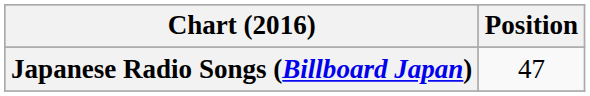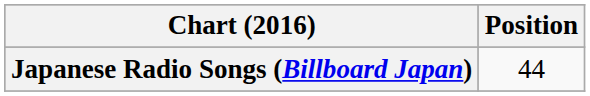(531, 68) 47 -> (531, 68) 44
